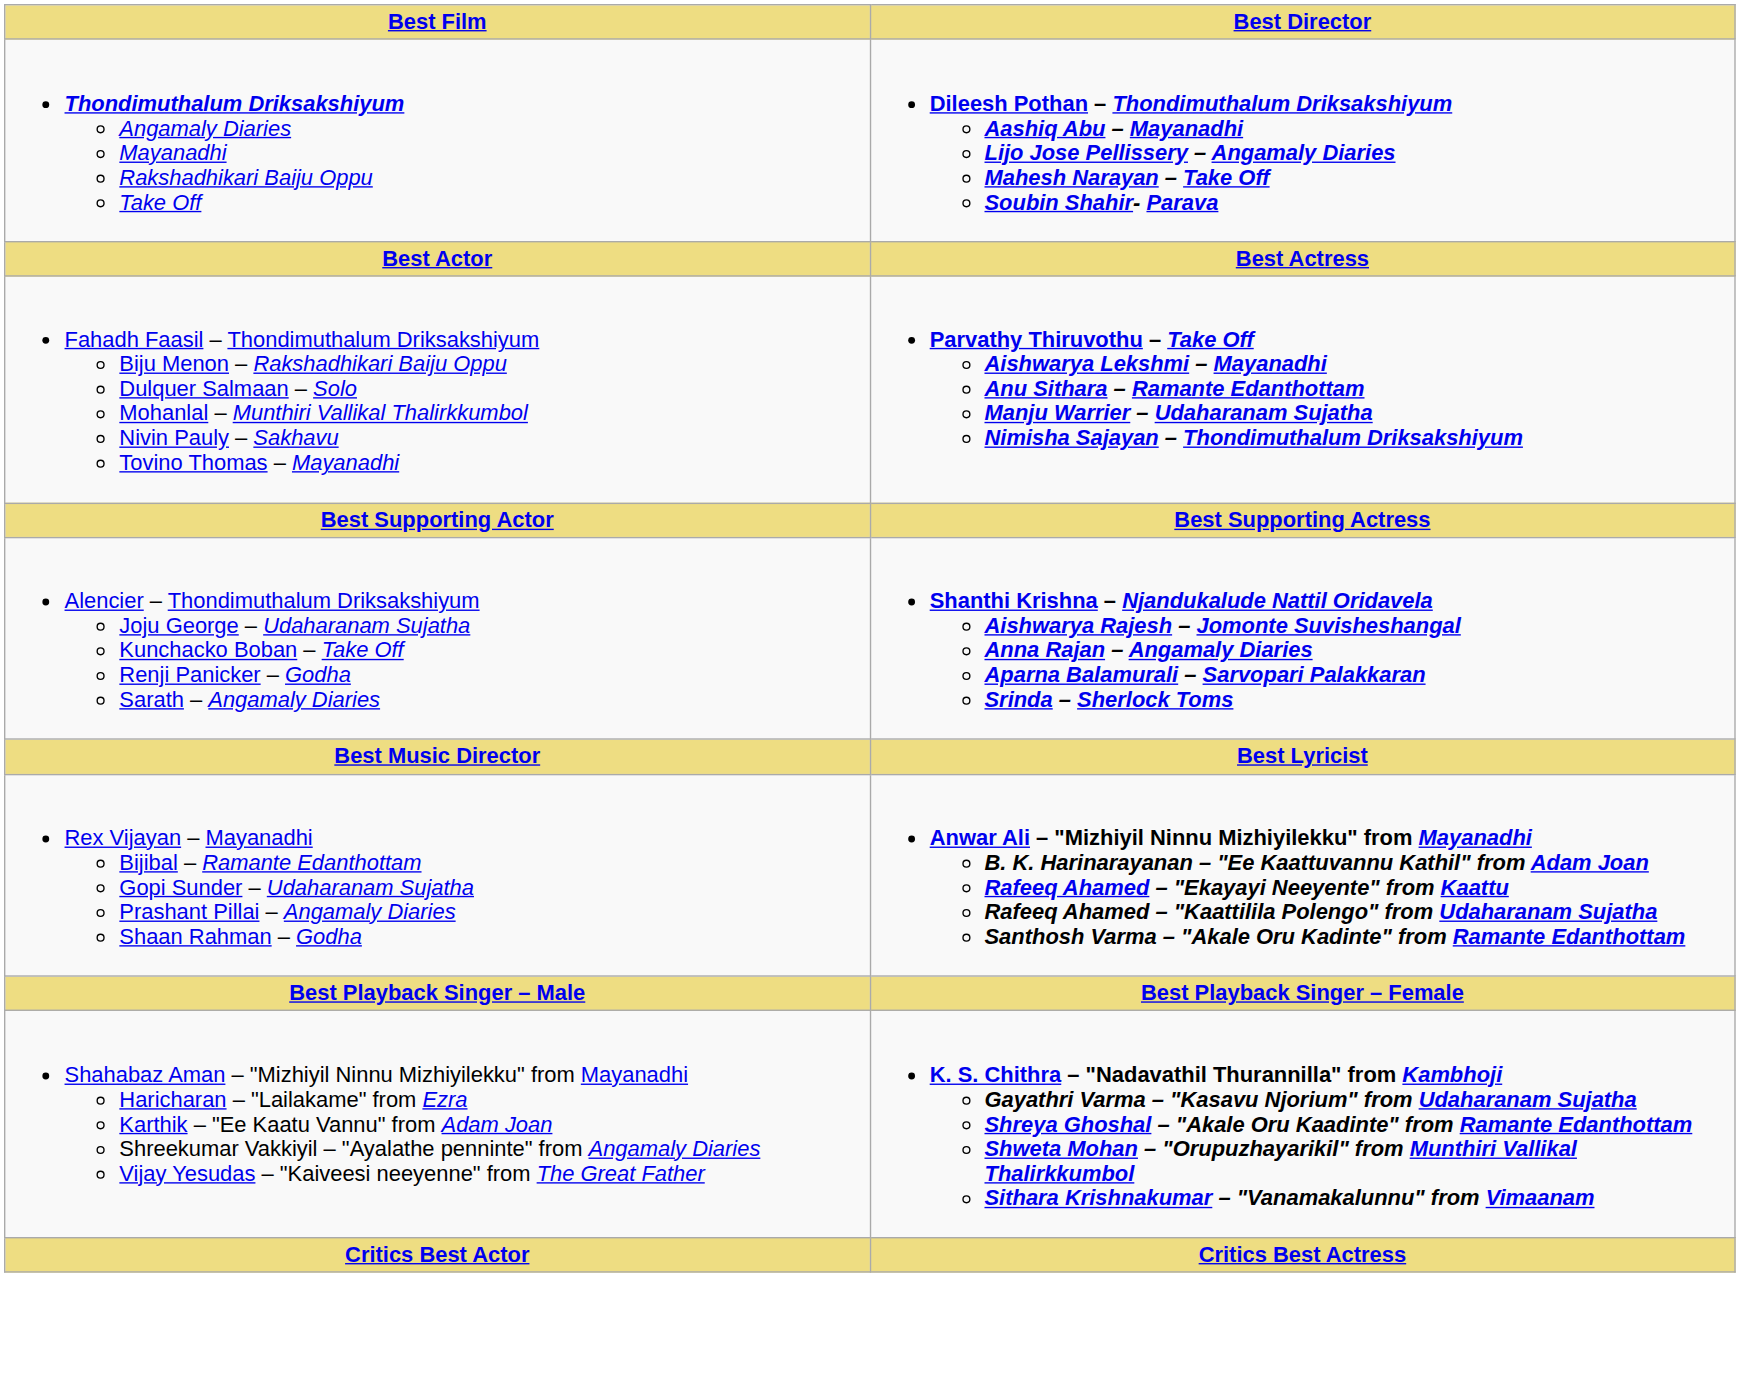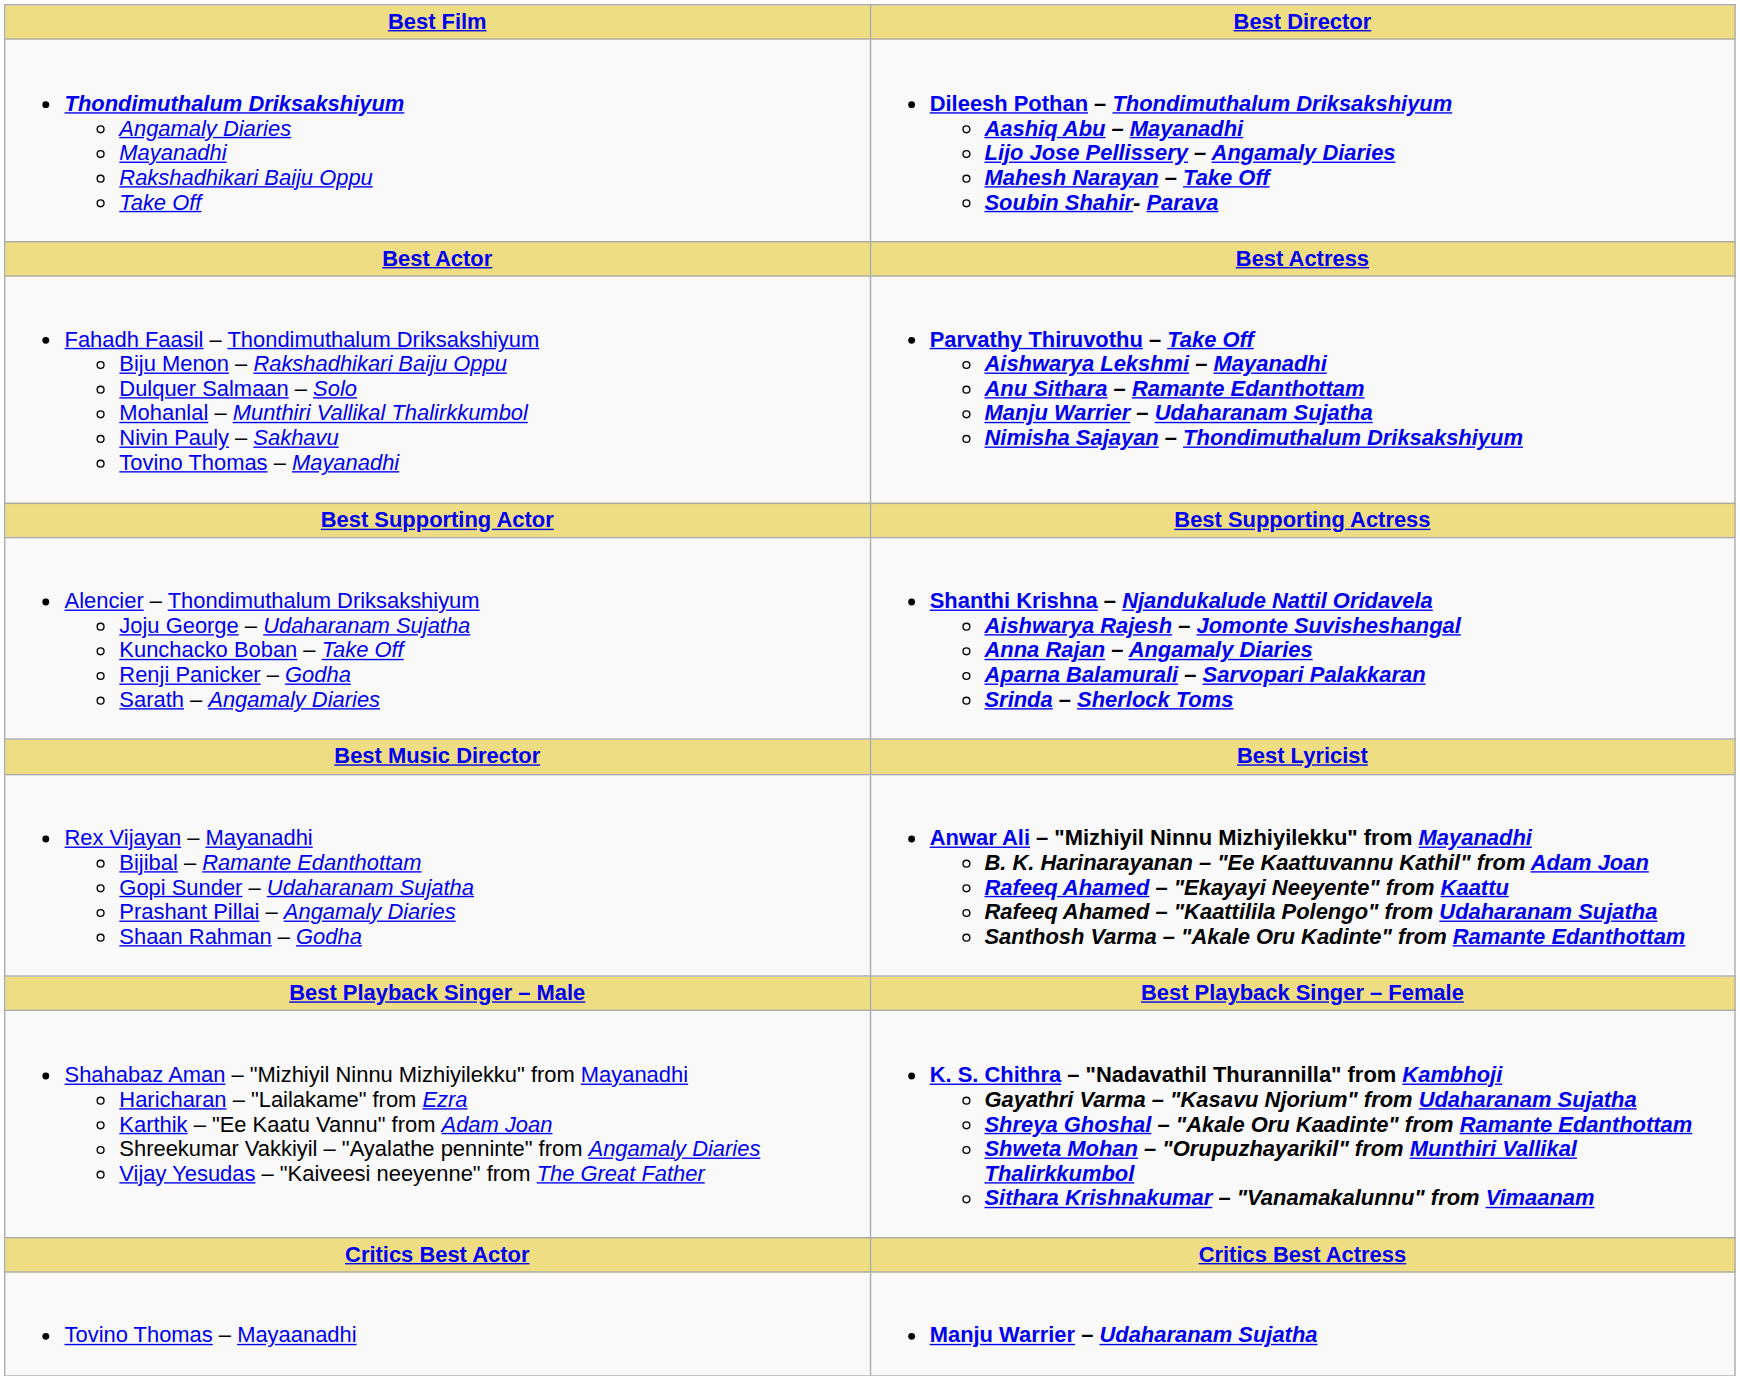+ row: (437, 1336)
